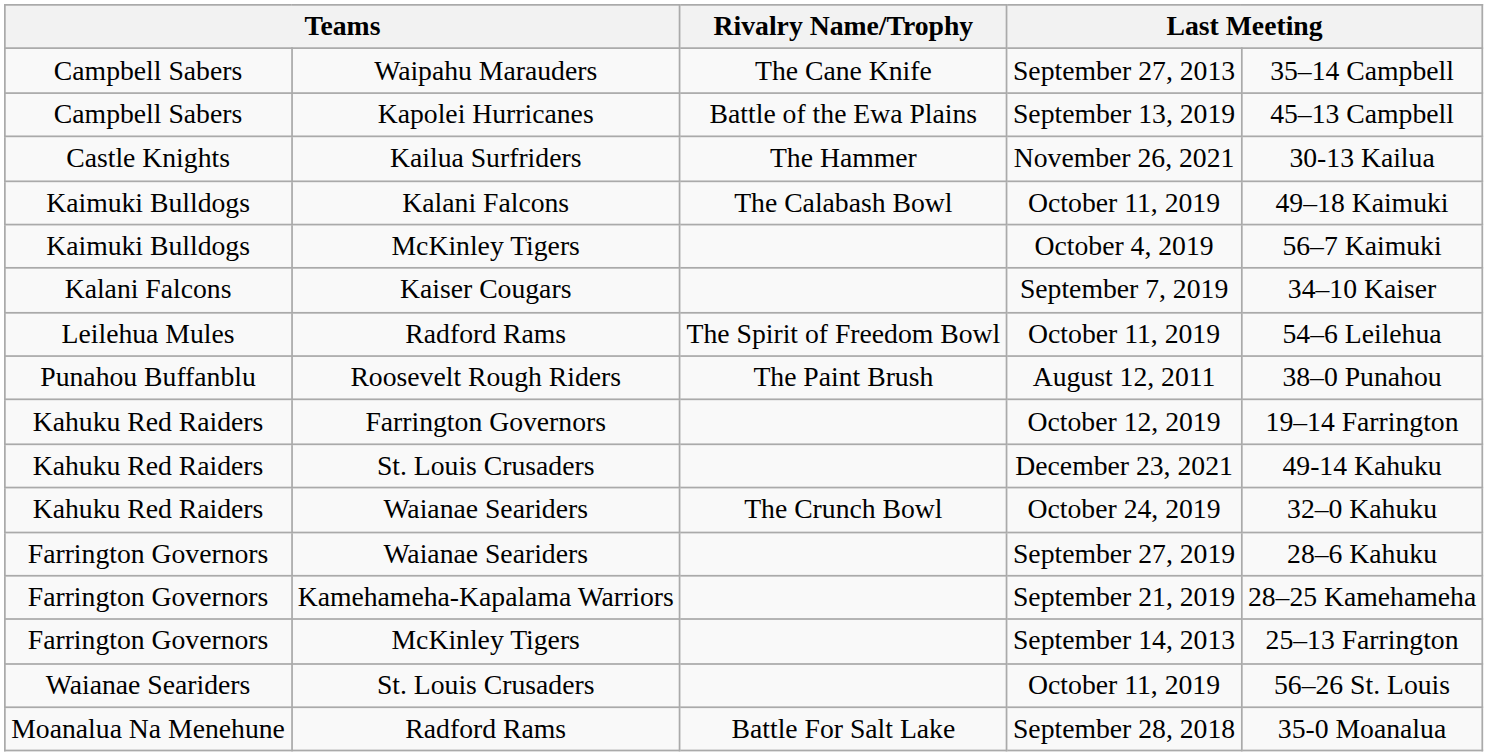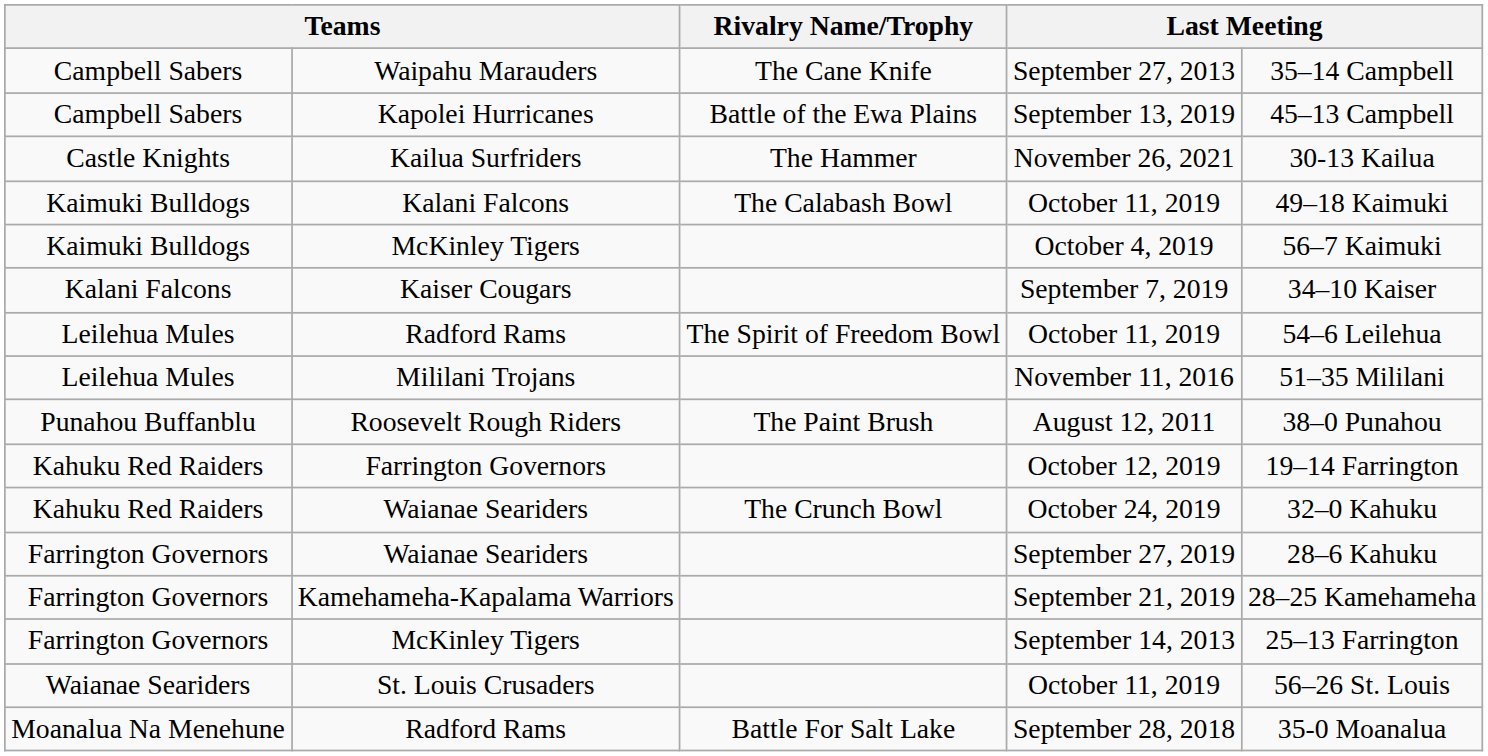+ row: (486, 377)
- row: (486, 465)
